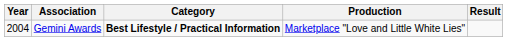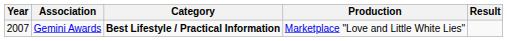(18, 28) 2004 -> (18, 28) 2007
